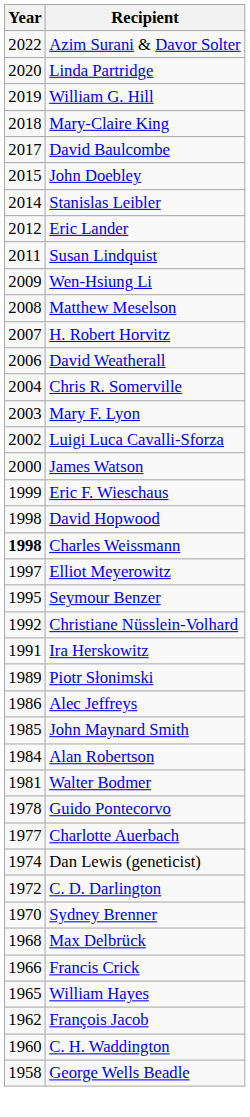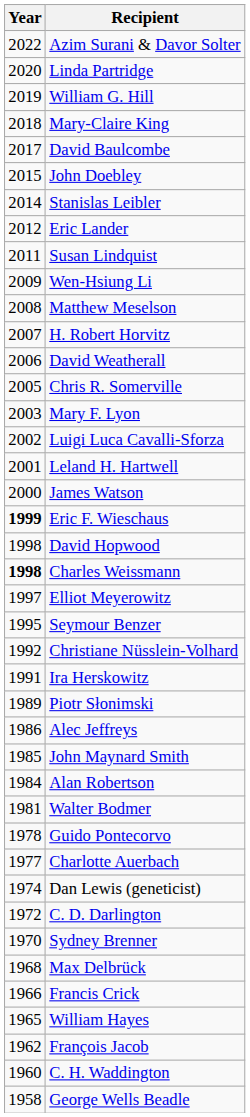(25, 387) 2004 -> (25, 387) 2005
+ row: (114, 466)
(25, 492) normal -> (25, 519) bold
